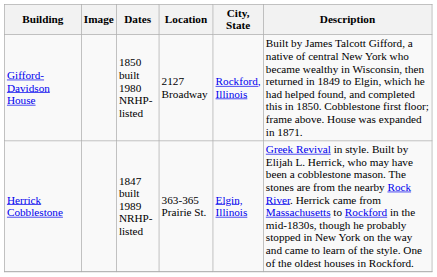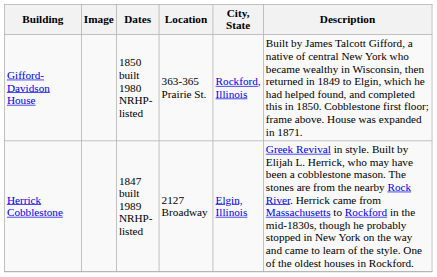(185, 87) 2127 Broadway -> (184, 87) 363-365 Prairie St.
(184, 206) 363-365 Prairie St. -> (185, 206) 2127 Broadway
